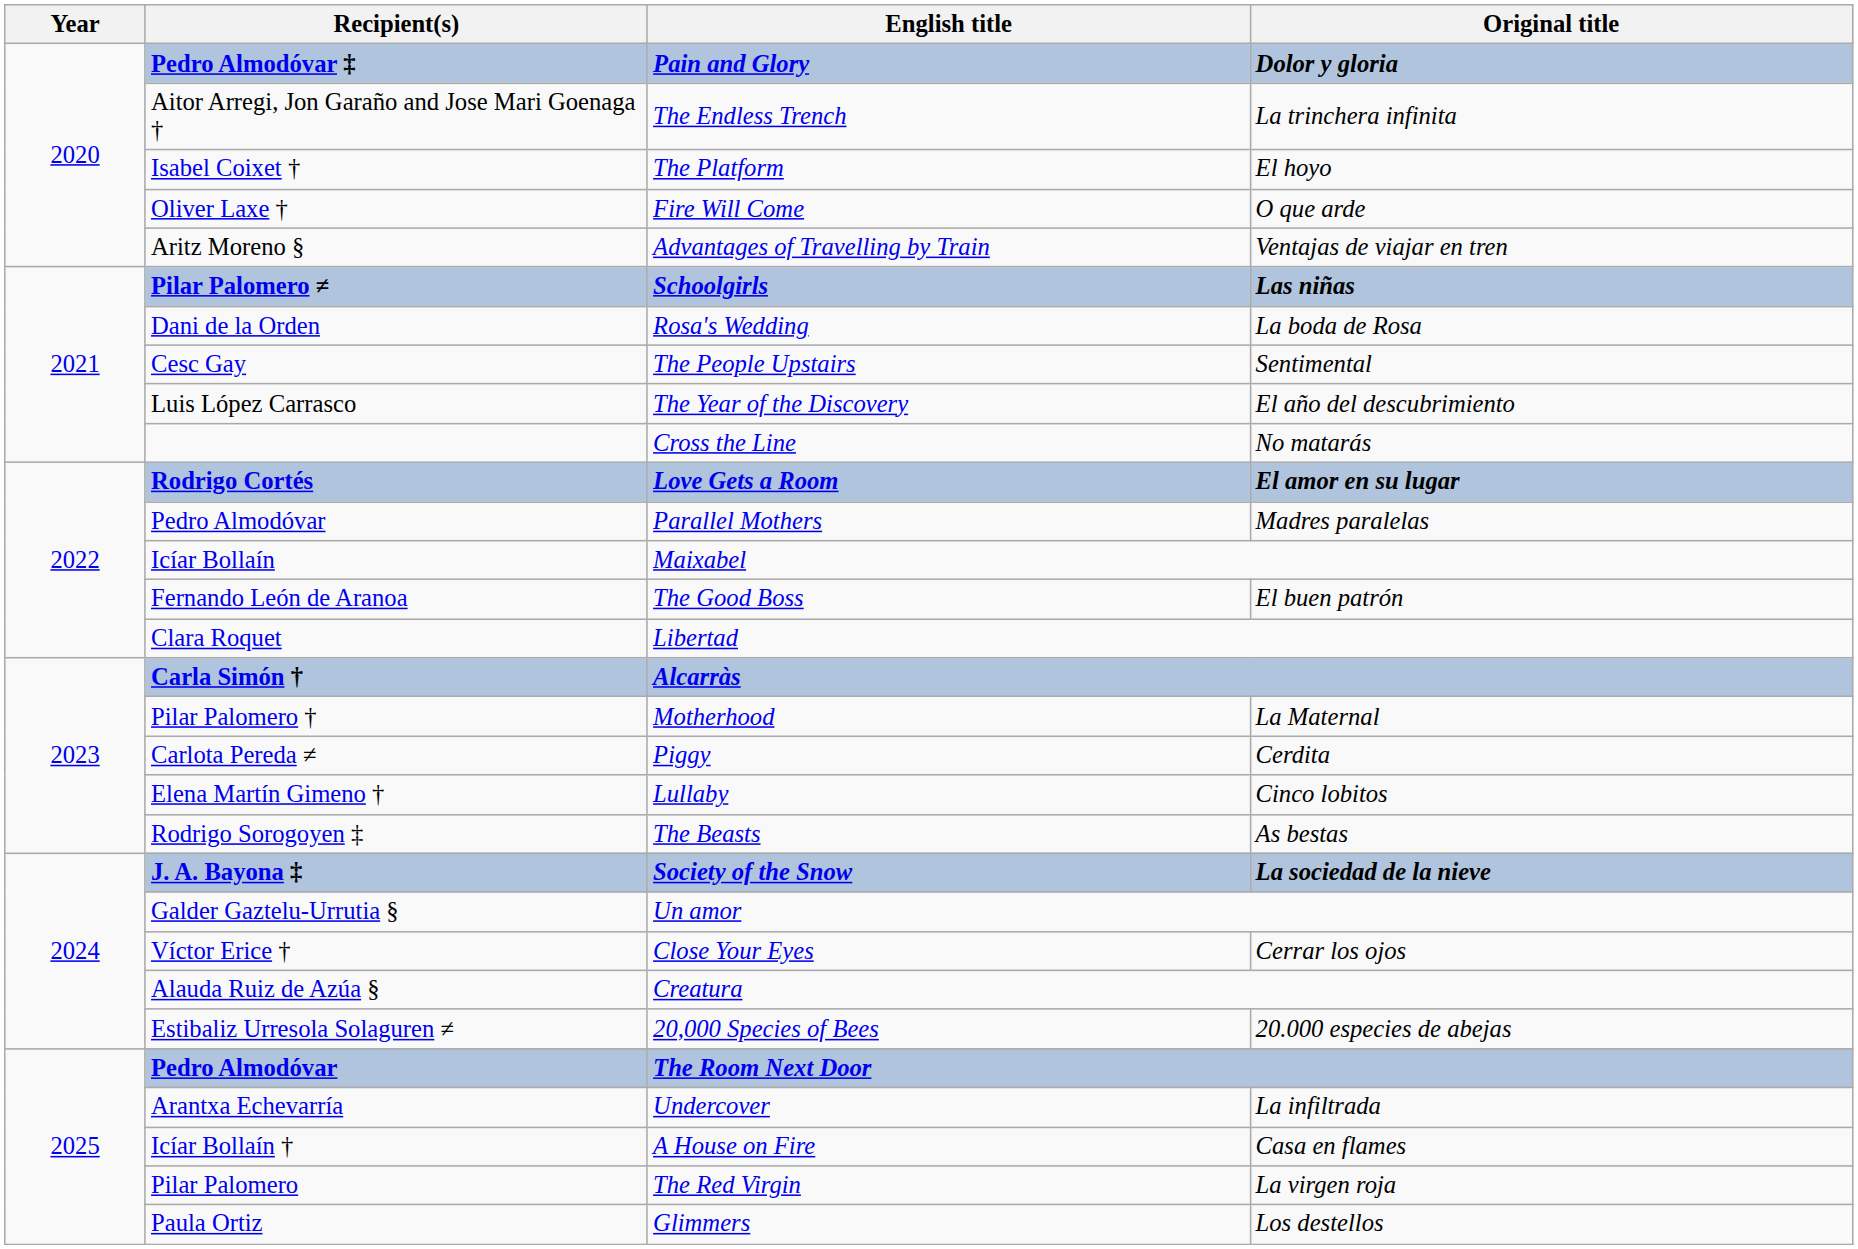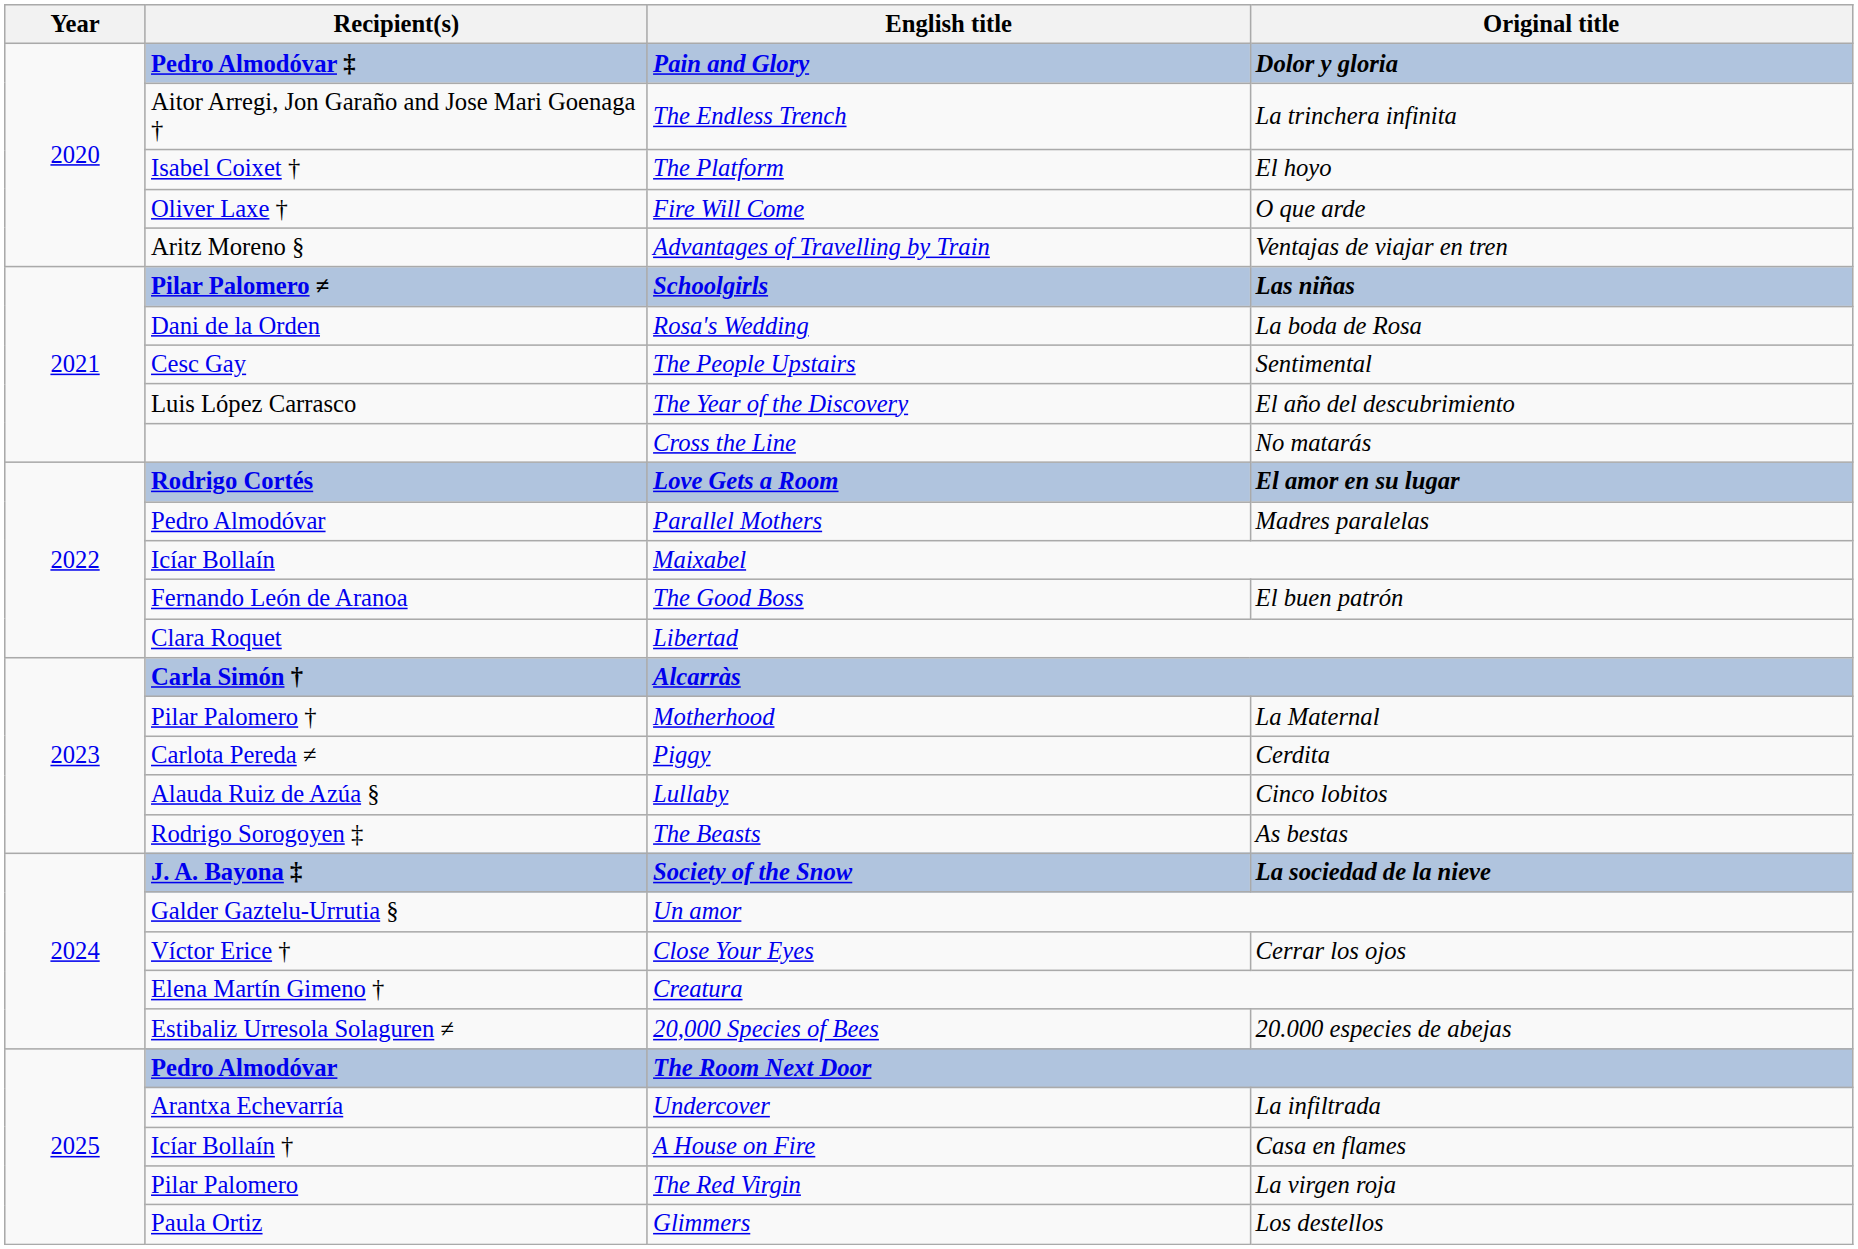(268, 794) Elena Martín Gimeno † -> (265, 794) Alauda Ruiz de Azúa §
(265, 989) Alauda Ruiz de Azúa § -> (268, 989) Elena Martín Gimeno †
